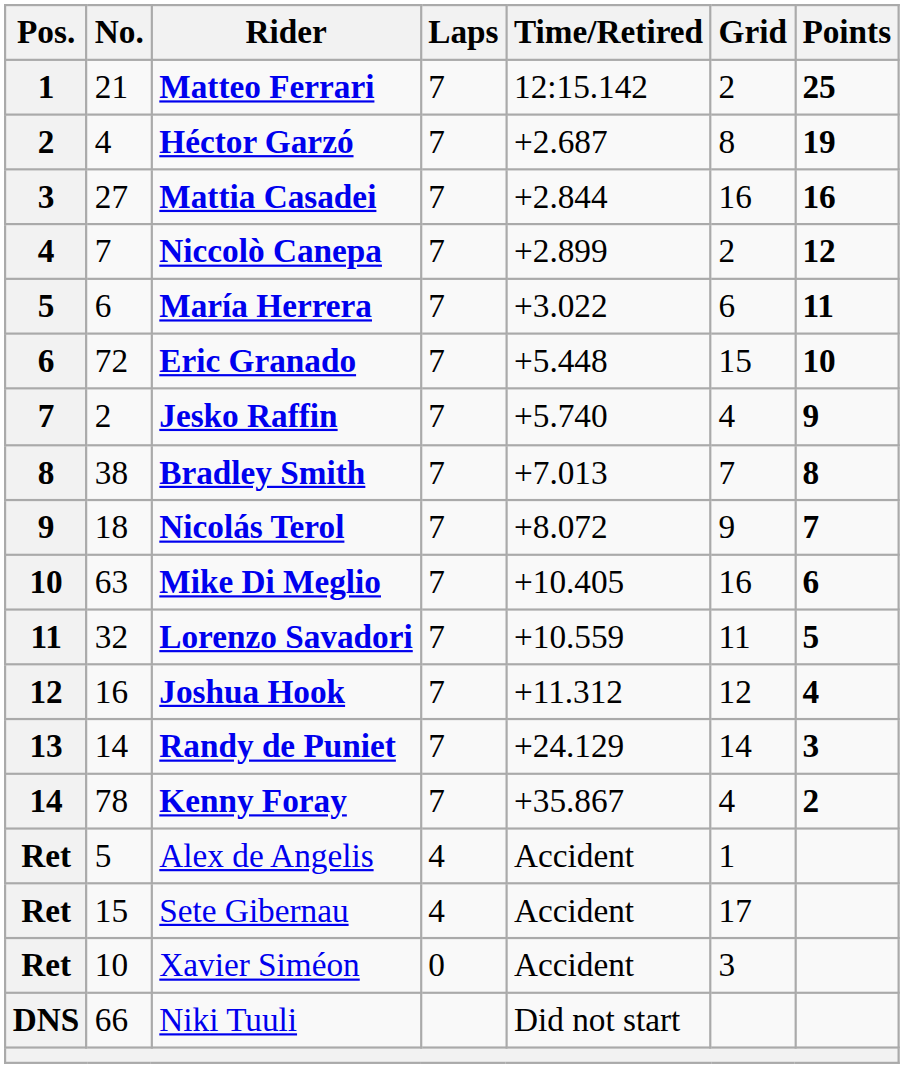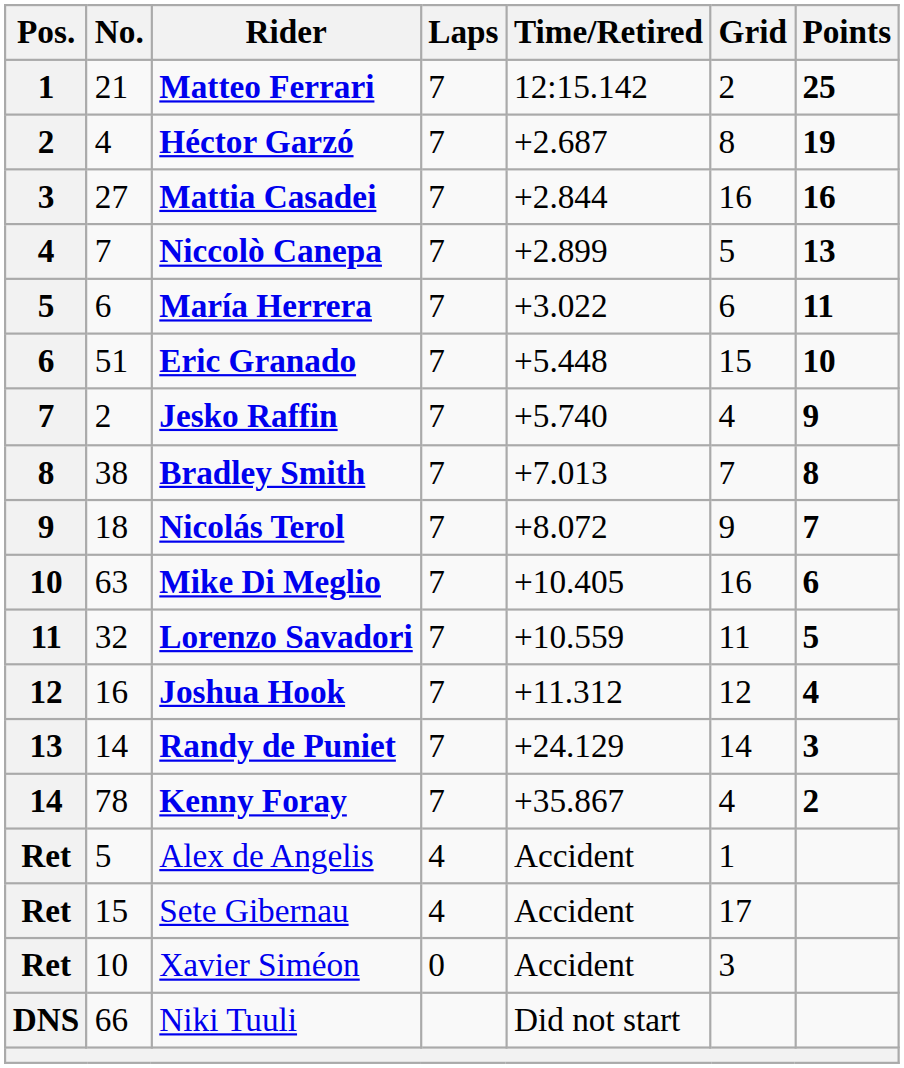(727, 251) 2 -> (727, 251) 5
(819, 251) 12 -> (819, 251) 13
(111, 361) 72 -> (111, 361) 51
